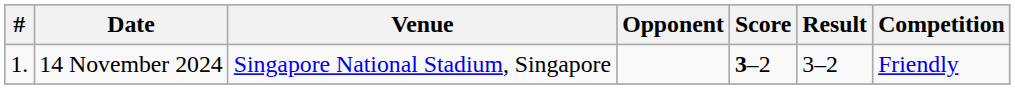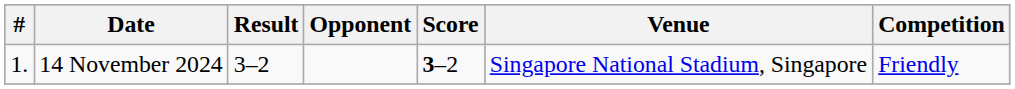columns swapped: (422, 24) <-> (835, 24)
